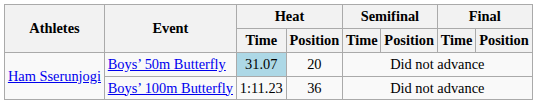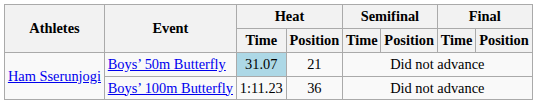(314, 64) 20 -> (314, 64) 21
